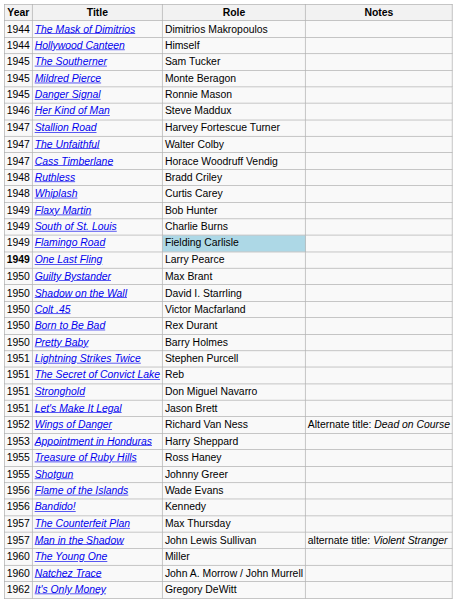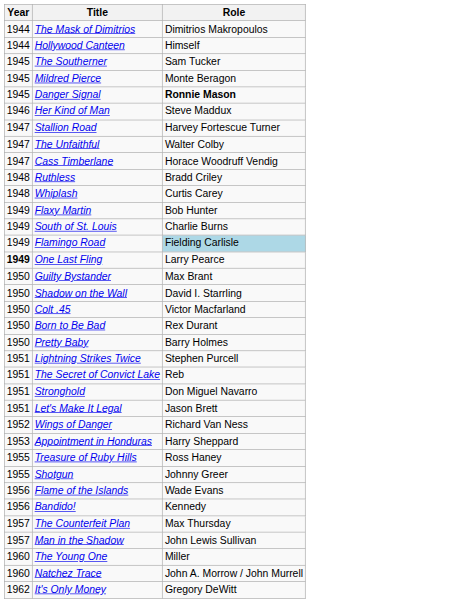- column: (379, 12)
(198, 95) normal -> (200, 95) bold
